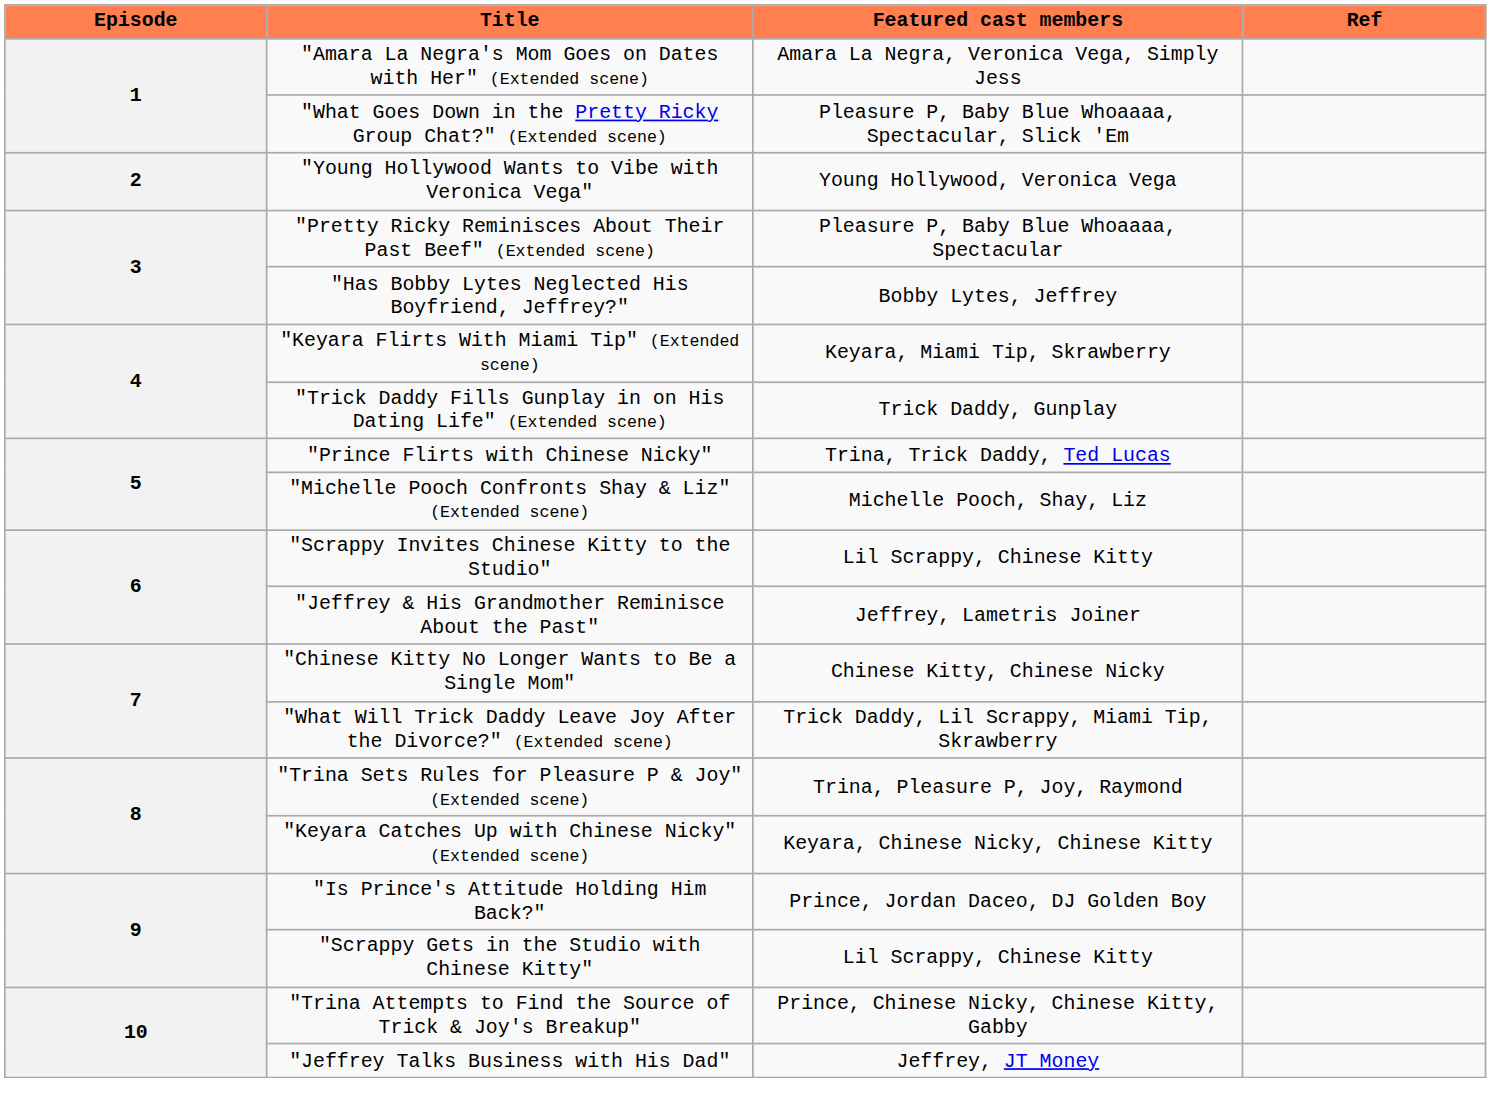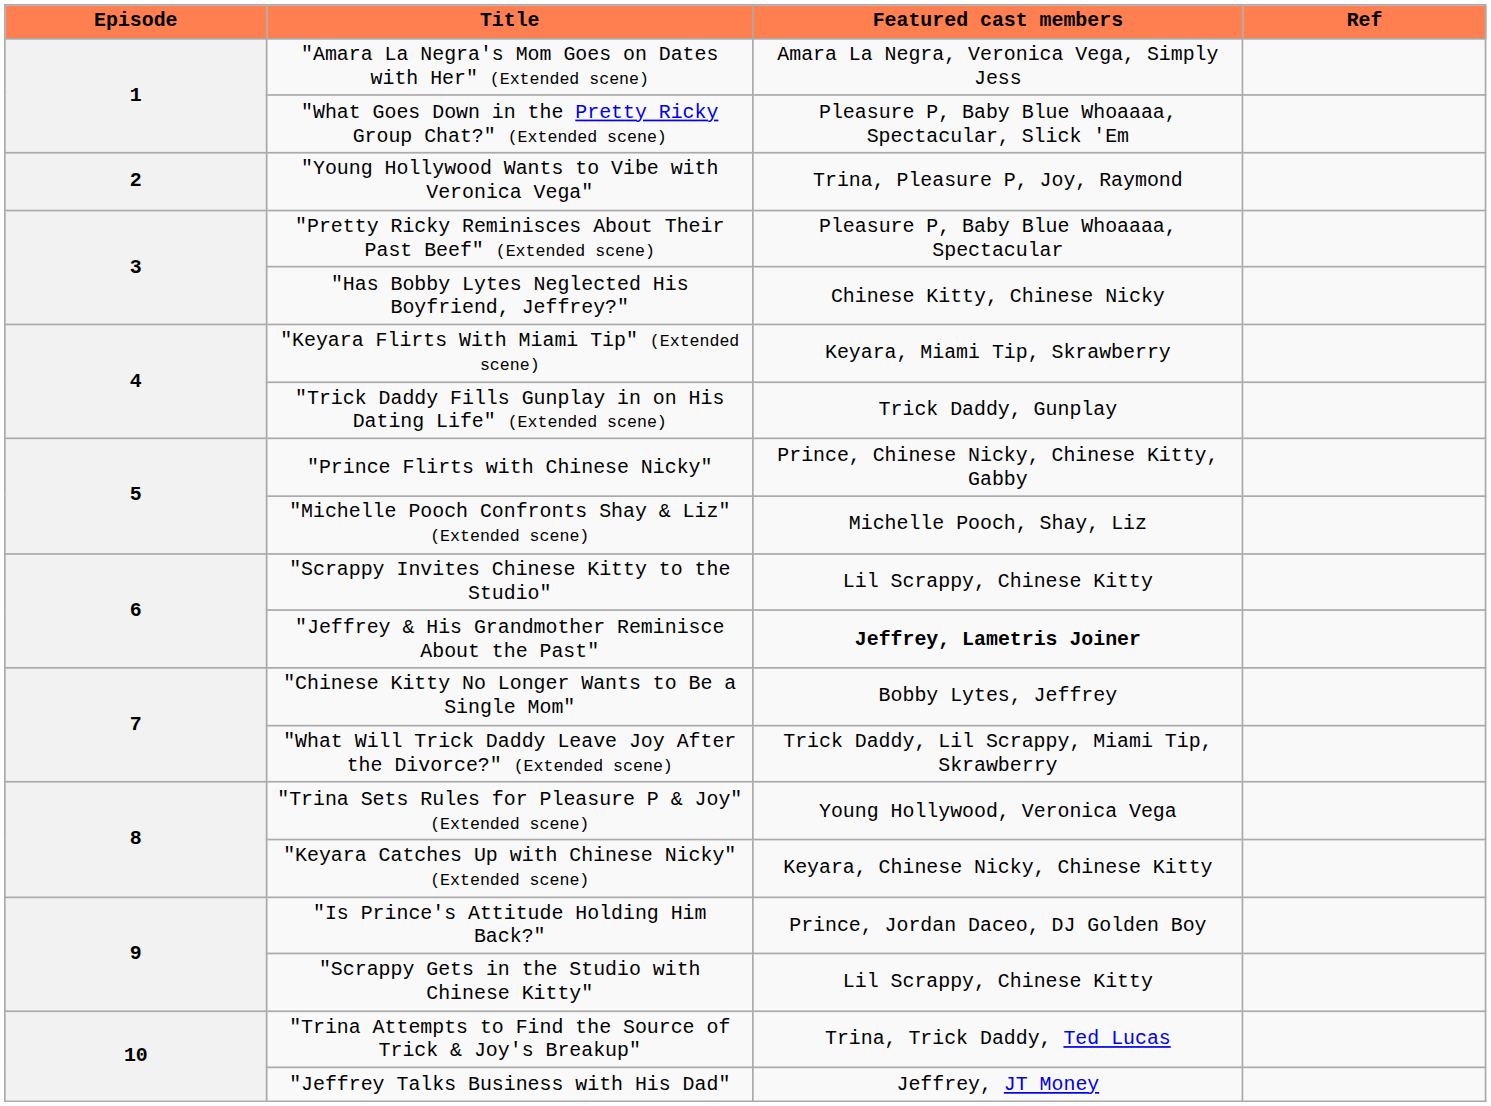(998, 181) Young Hollywood, Veronica Vega -> (998, 181) Trina, Pleasure P, Joy, Raymond
(998, 295) Bobby Lytes, Jeffrey -> (998, 295) Chinese Kitty, Chinese Nicky
(998, 455) Trina, Trick Daddy, Ted Lucas -> (998, 467) Prince, Chinese Nicky, Chinese Kitty, Gabby
(998, 615) normal -> (998, 639) bold
(998, 672) Chinese Kitty, Chinese Nicky -> (998, 696) Bobby Lytes, Jeffrey
(998, 787) Trina, Pleasure P, Joy, Raymond -> (998, 810) Young Hollywood, Veronica Vega
(998, 1015) Prince, Chinese Nicky, Chinese Kitty, Gabby -> (998, 1039) Trina, Trick Daddy, Ted Lucas
